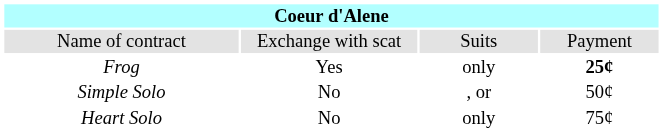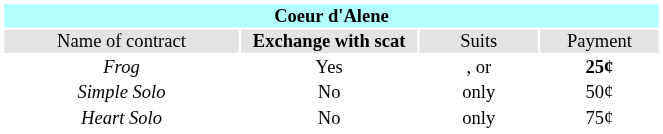(329, 41) normal -> (329, 41) bold
(479, 66) only -> (479, 66) , or
(479, 92) , or -> (479, 92) only
